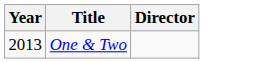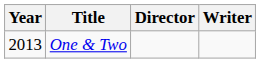+ column: (227, 17)
